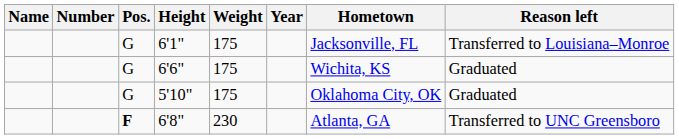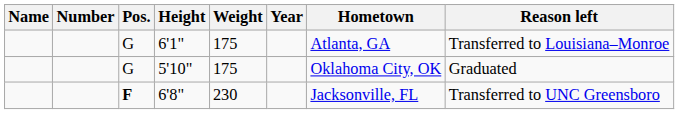(364, 43) Jacksonville, FL -> (350, 43) Atlanta, GA
- row: (171, 69)
(350, 120) Atlanta, GA -> (364, 95) Jacksonville, FL
